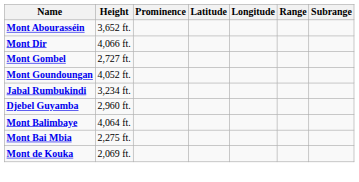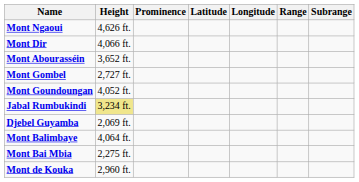+ row: (35, 28)
rows swapped: (46, 28) <-> (27, 43)
(114, 91) no background -> (114, 106) khaki background
(114, 106) 2,960 ft. -> (114, 122) 2,069 ft.
(114, 153) 2,069 ft. -> (114, 169) 2,960 ft.
